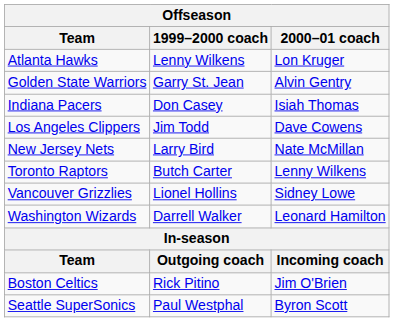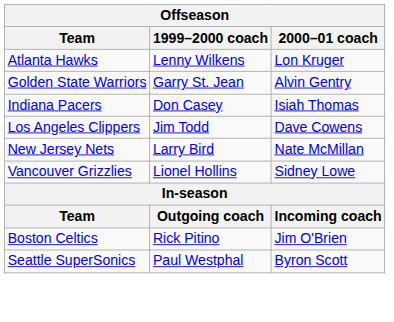- row: (58, 171)
- row: (72, 216)
